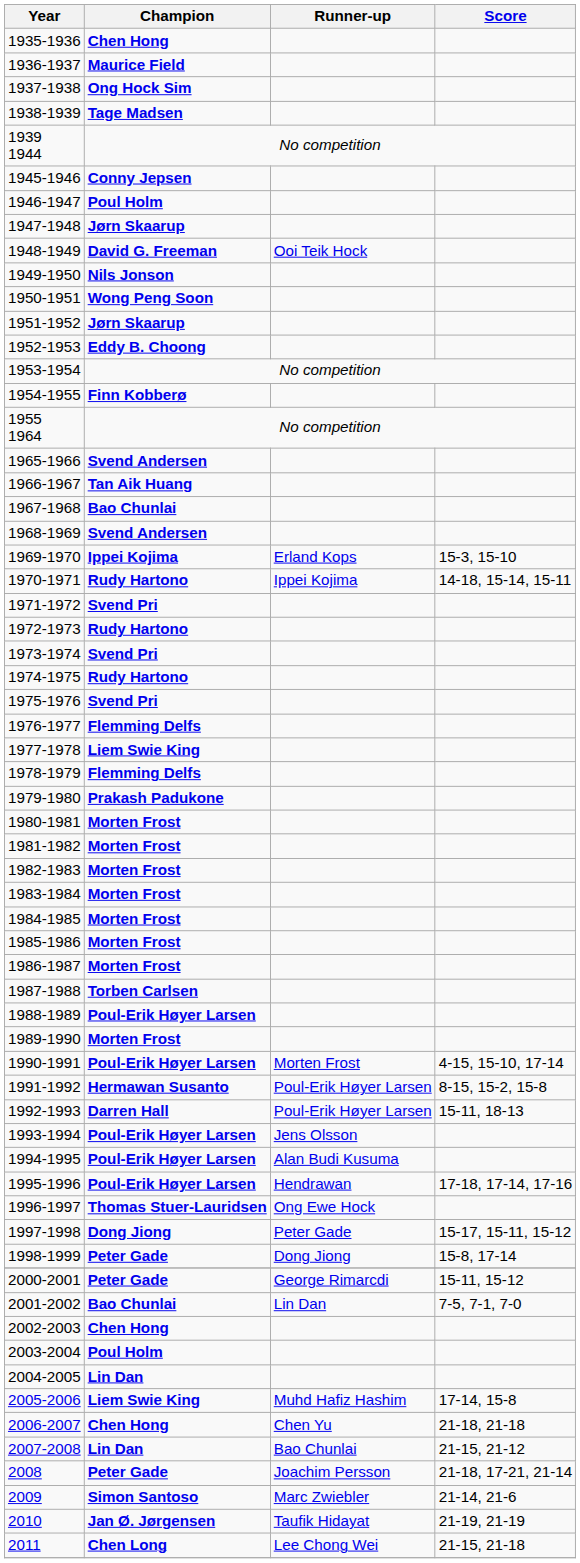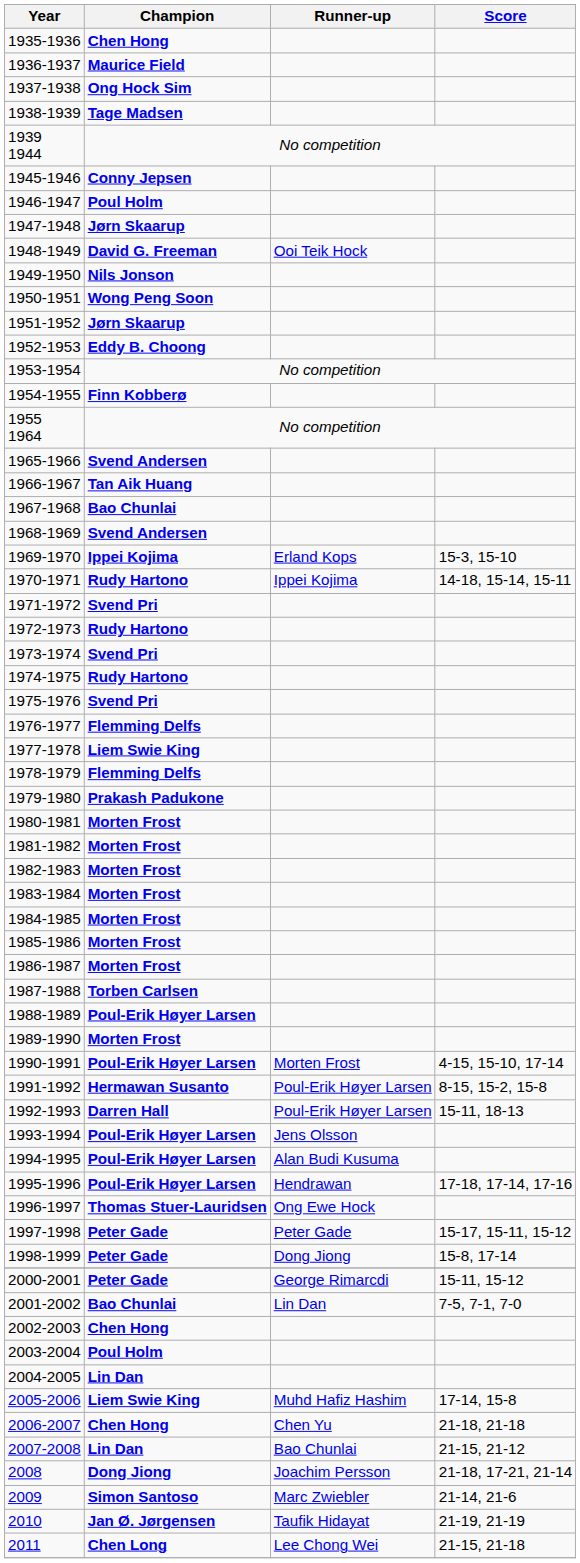(129, 1231) Dong Jiong -> (128, 1231) Peter Gade
(128, 1473) Peter Gade -> (129, 1473) Dong Jiong
